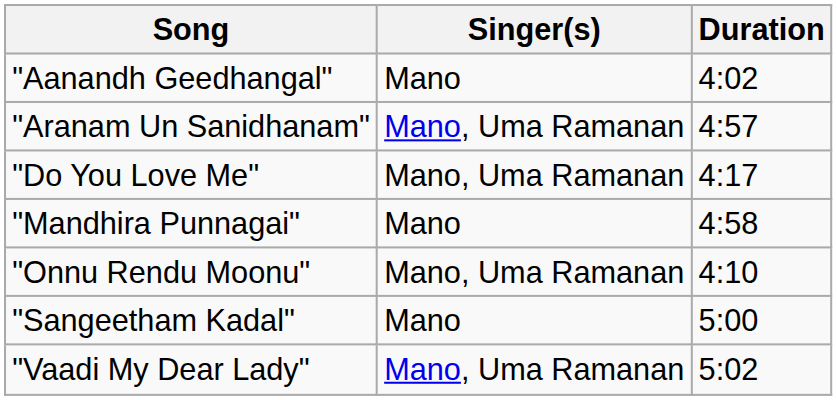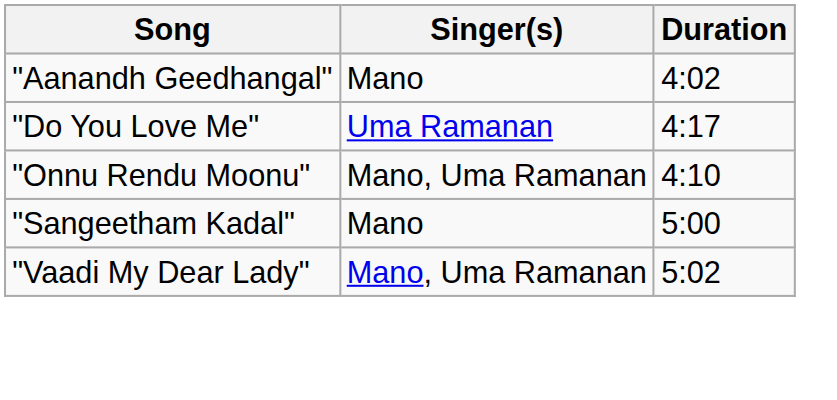- row: (191, 127)
(534, 175) Mano, Uma Ramanan -> (450, 127) Uma Ramanan
- row: (156, 224)
